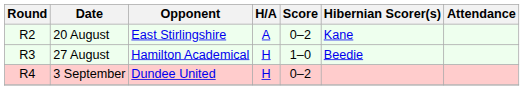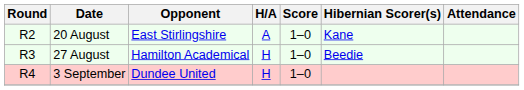(300, 34) 0–2 -> (300, 34) 1–0
(300, 74) 0–2 -> (300, 74) 1–0
